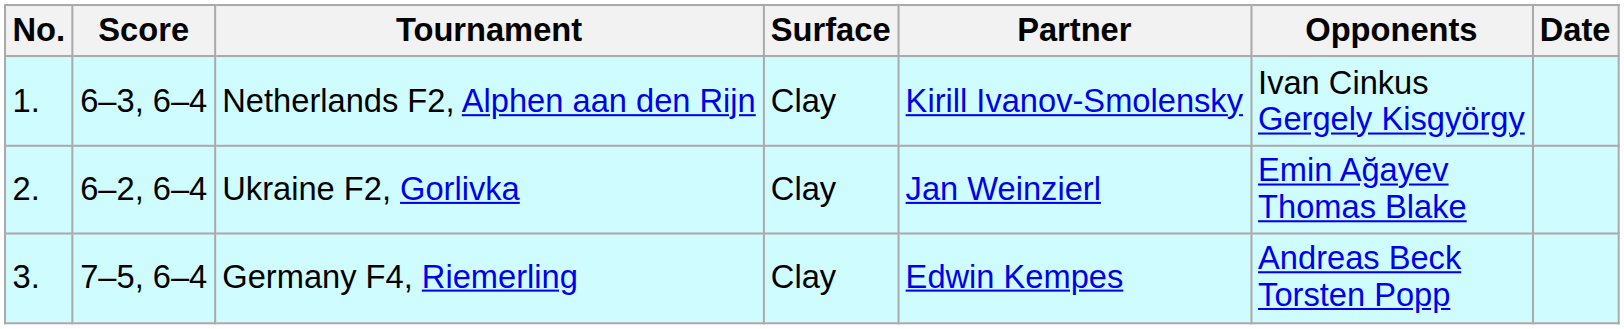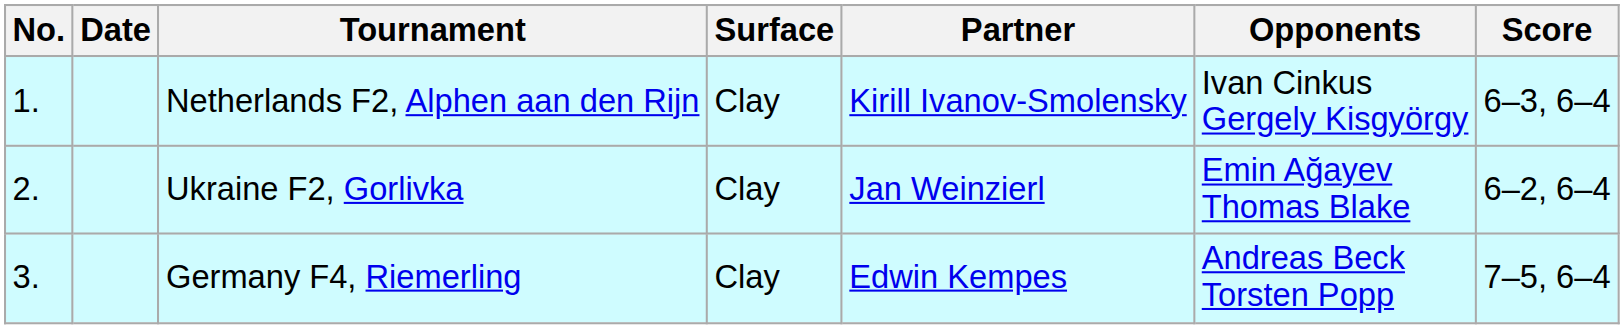columns swapped: (1575, 30) <-> (144, 30)
